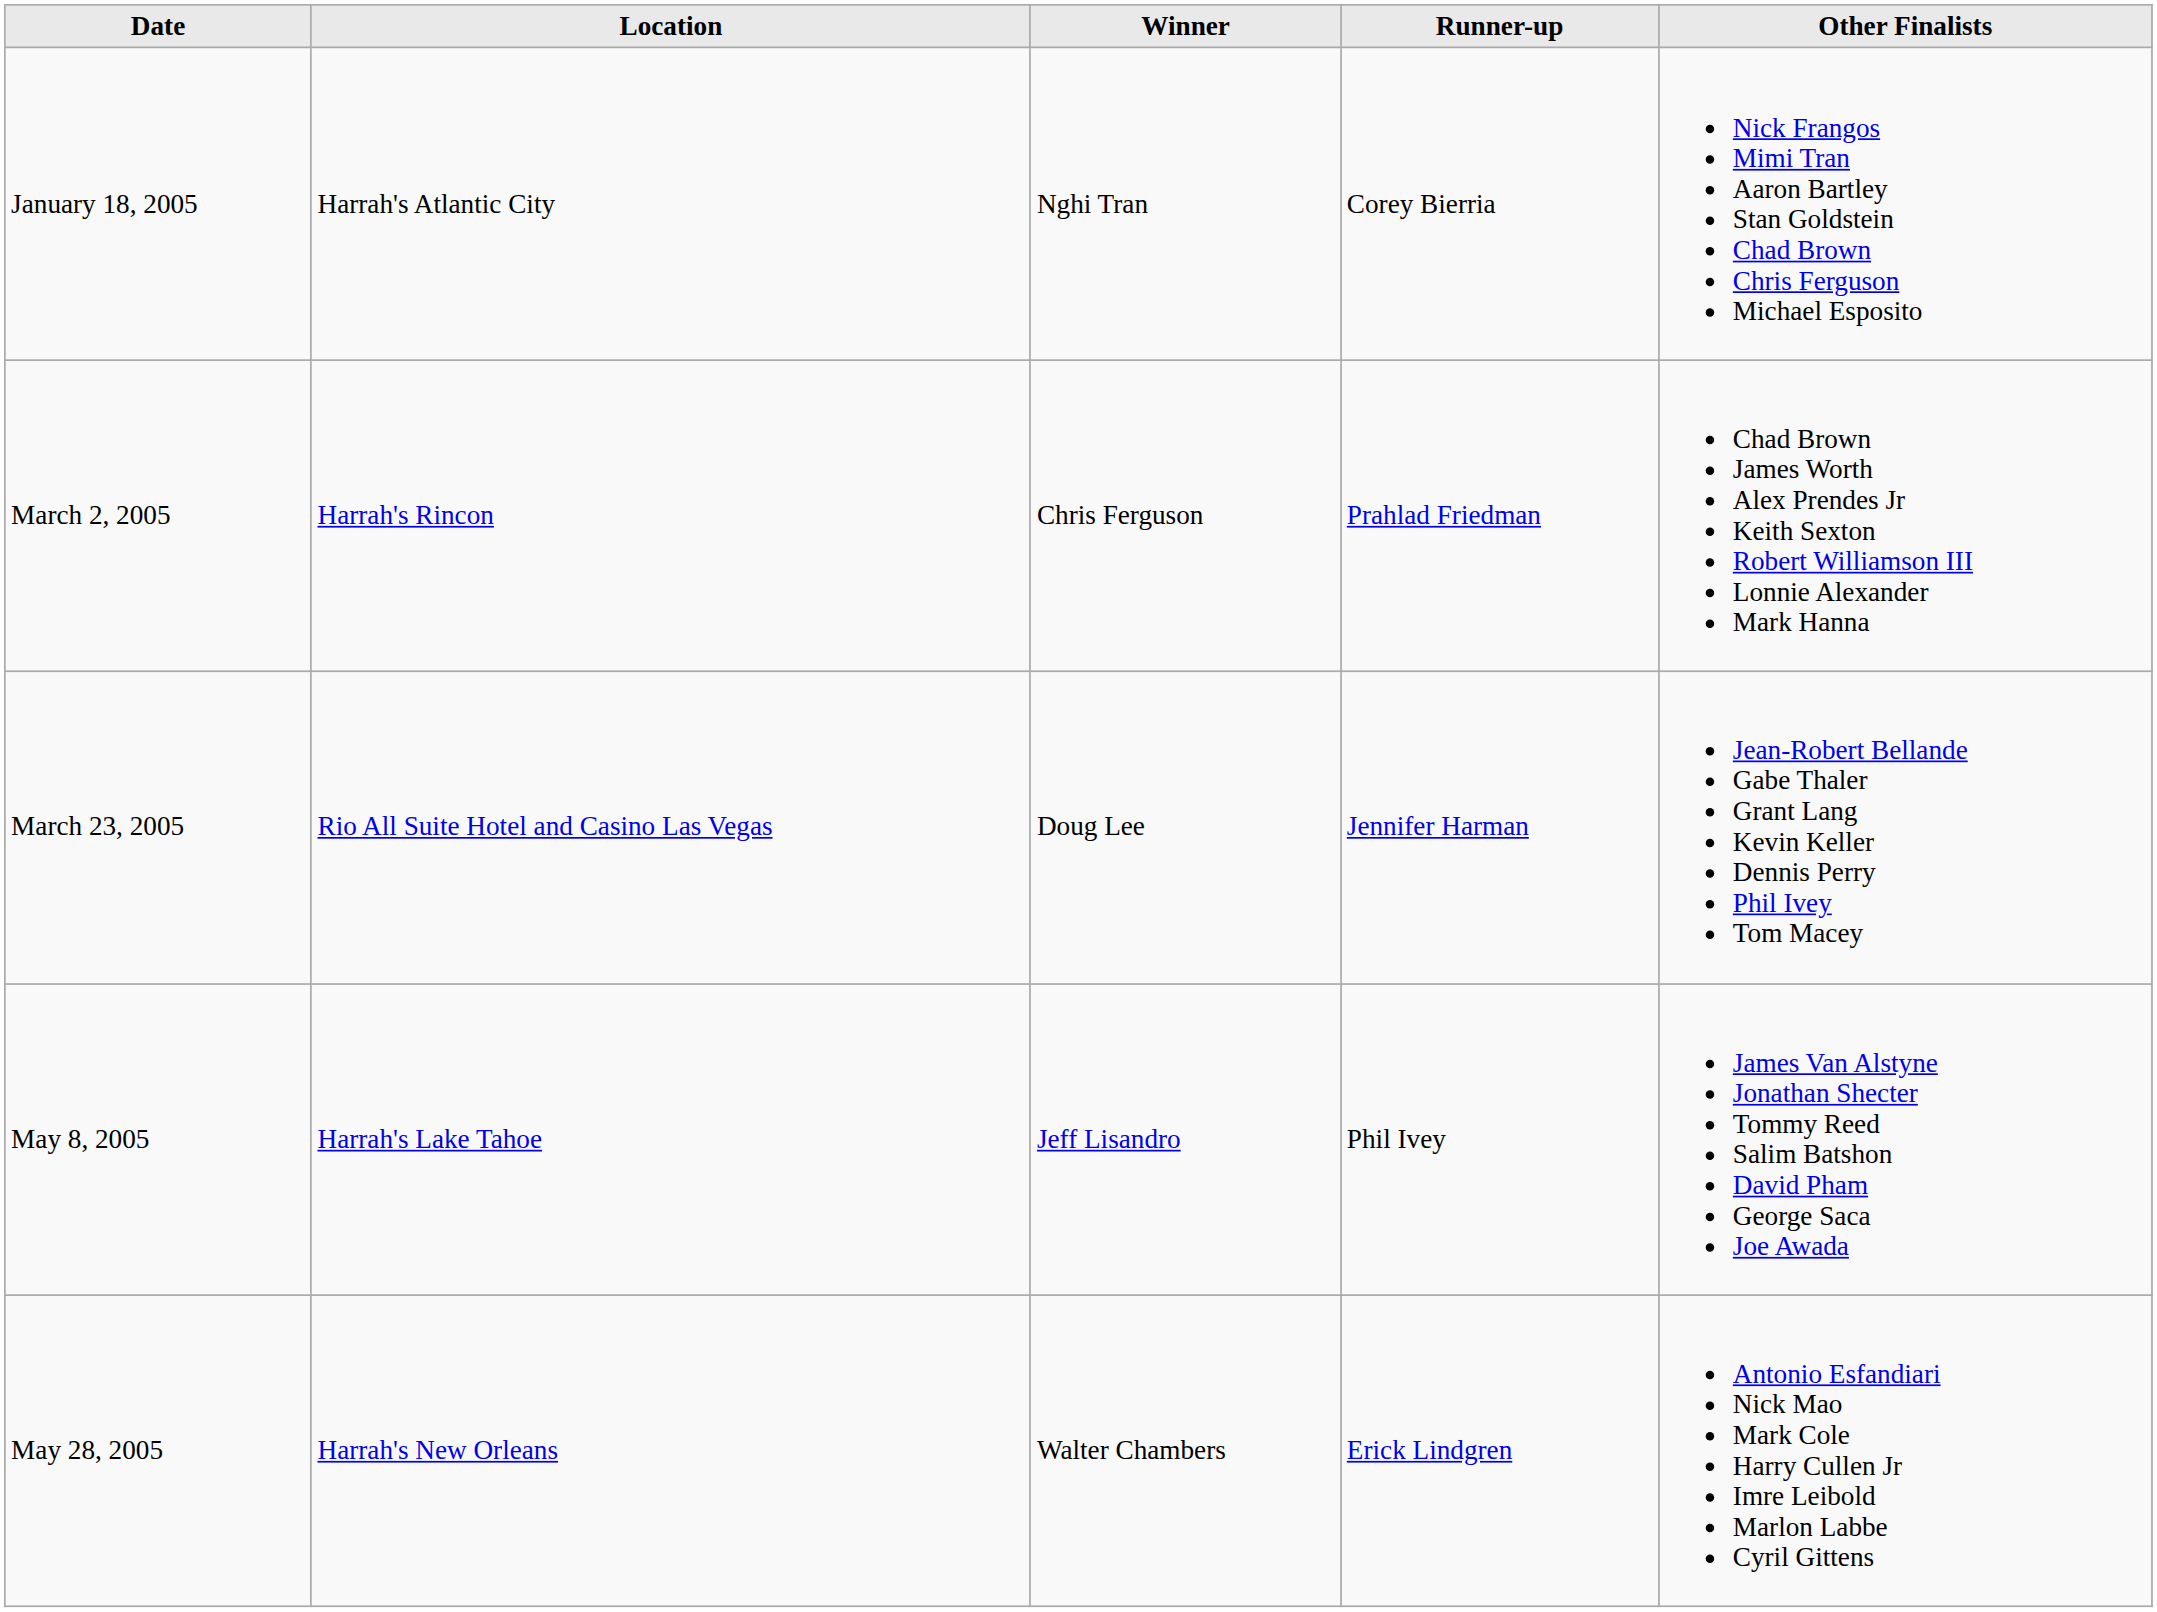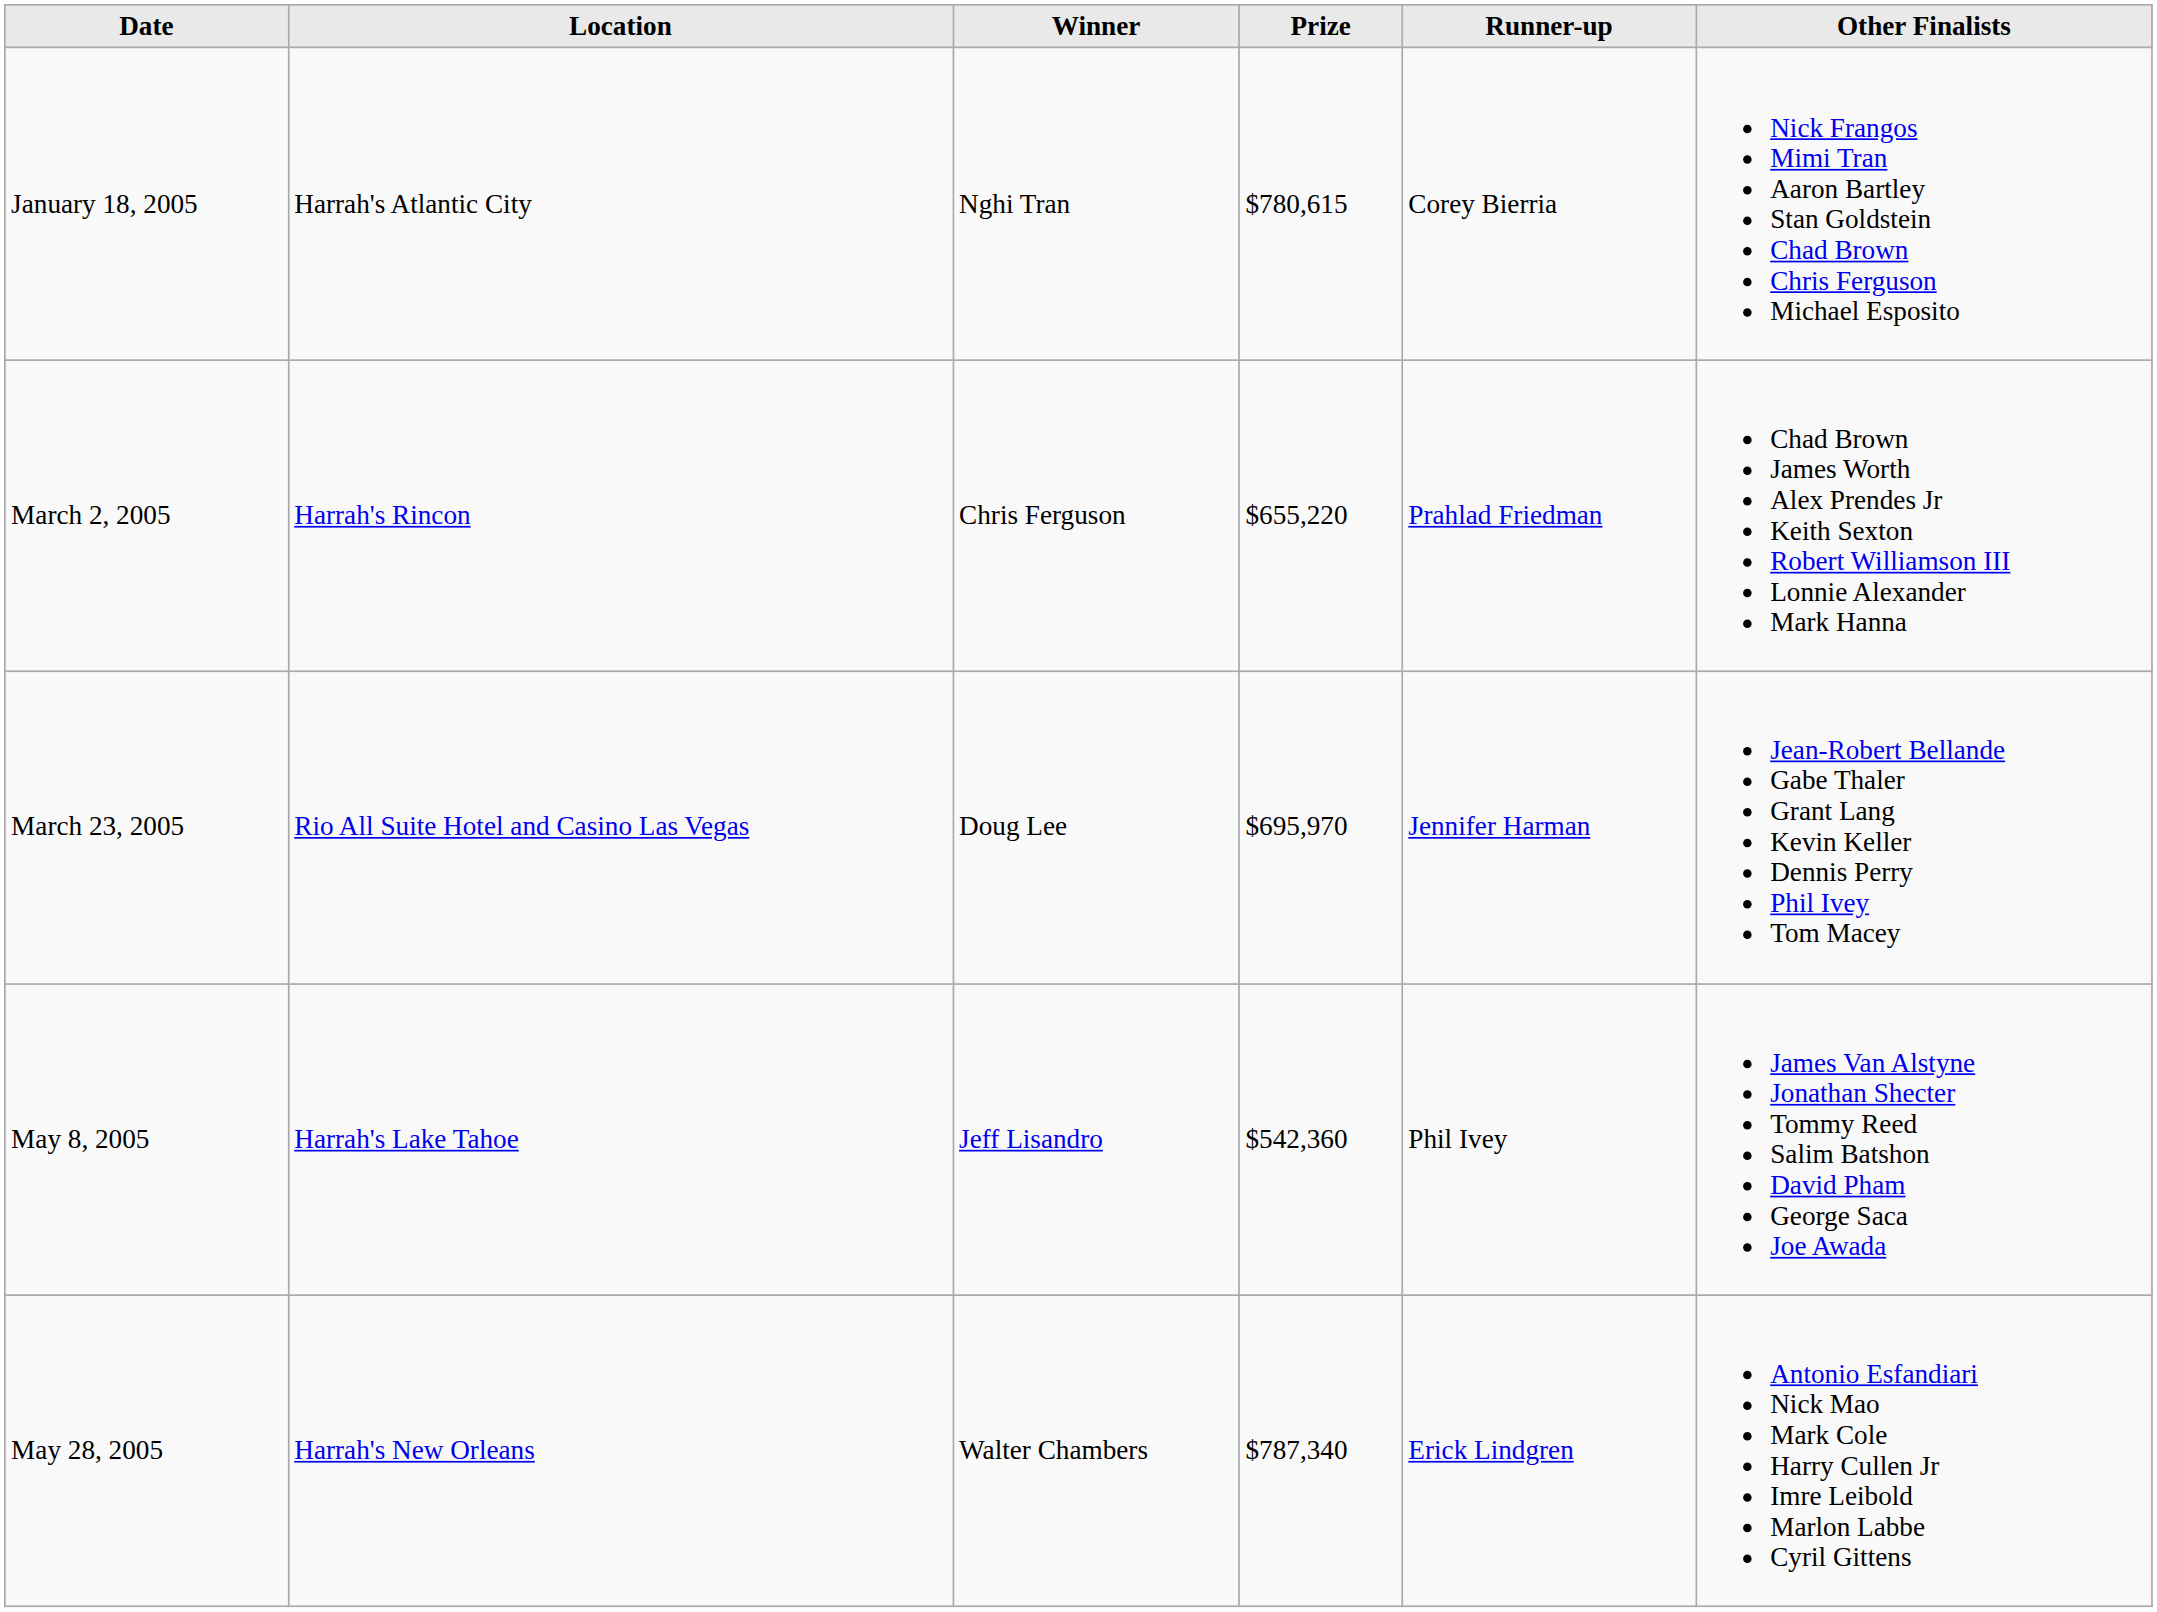+ column: (1321, 26)
